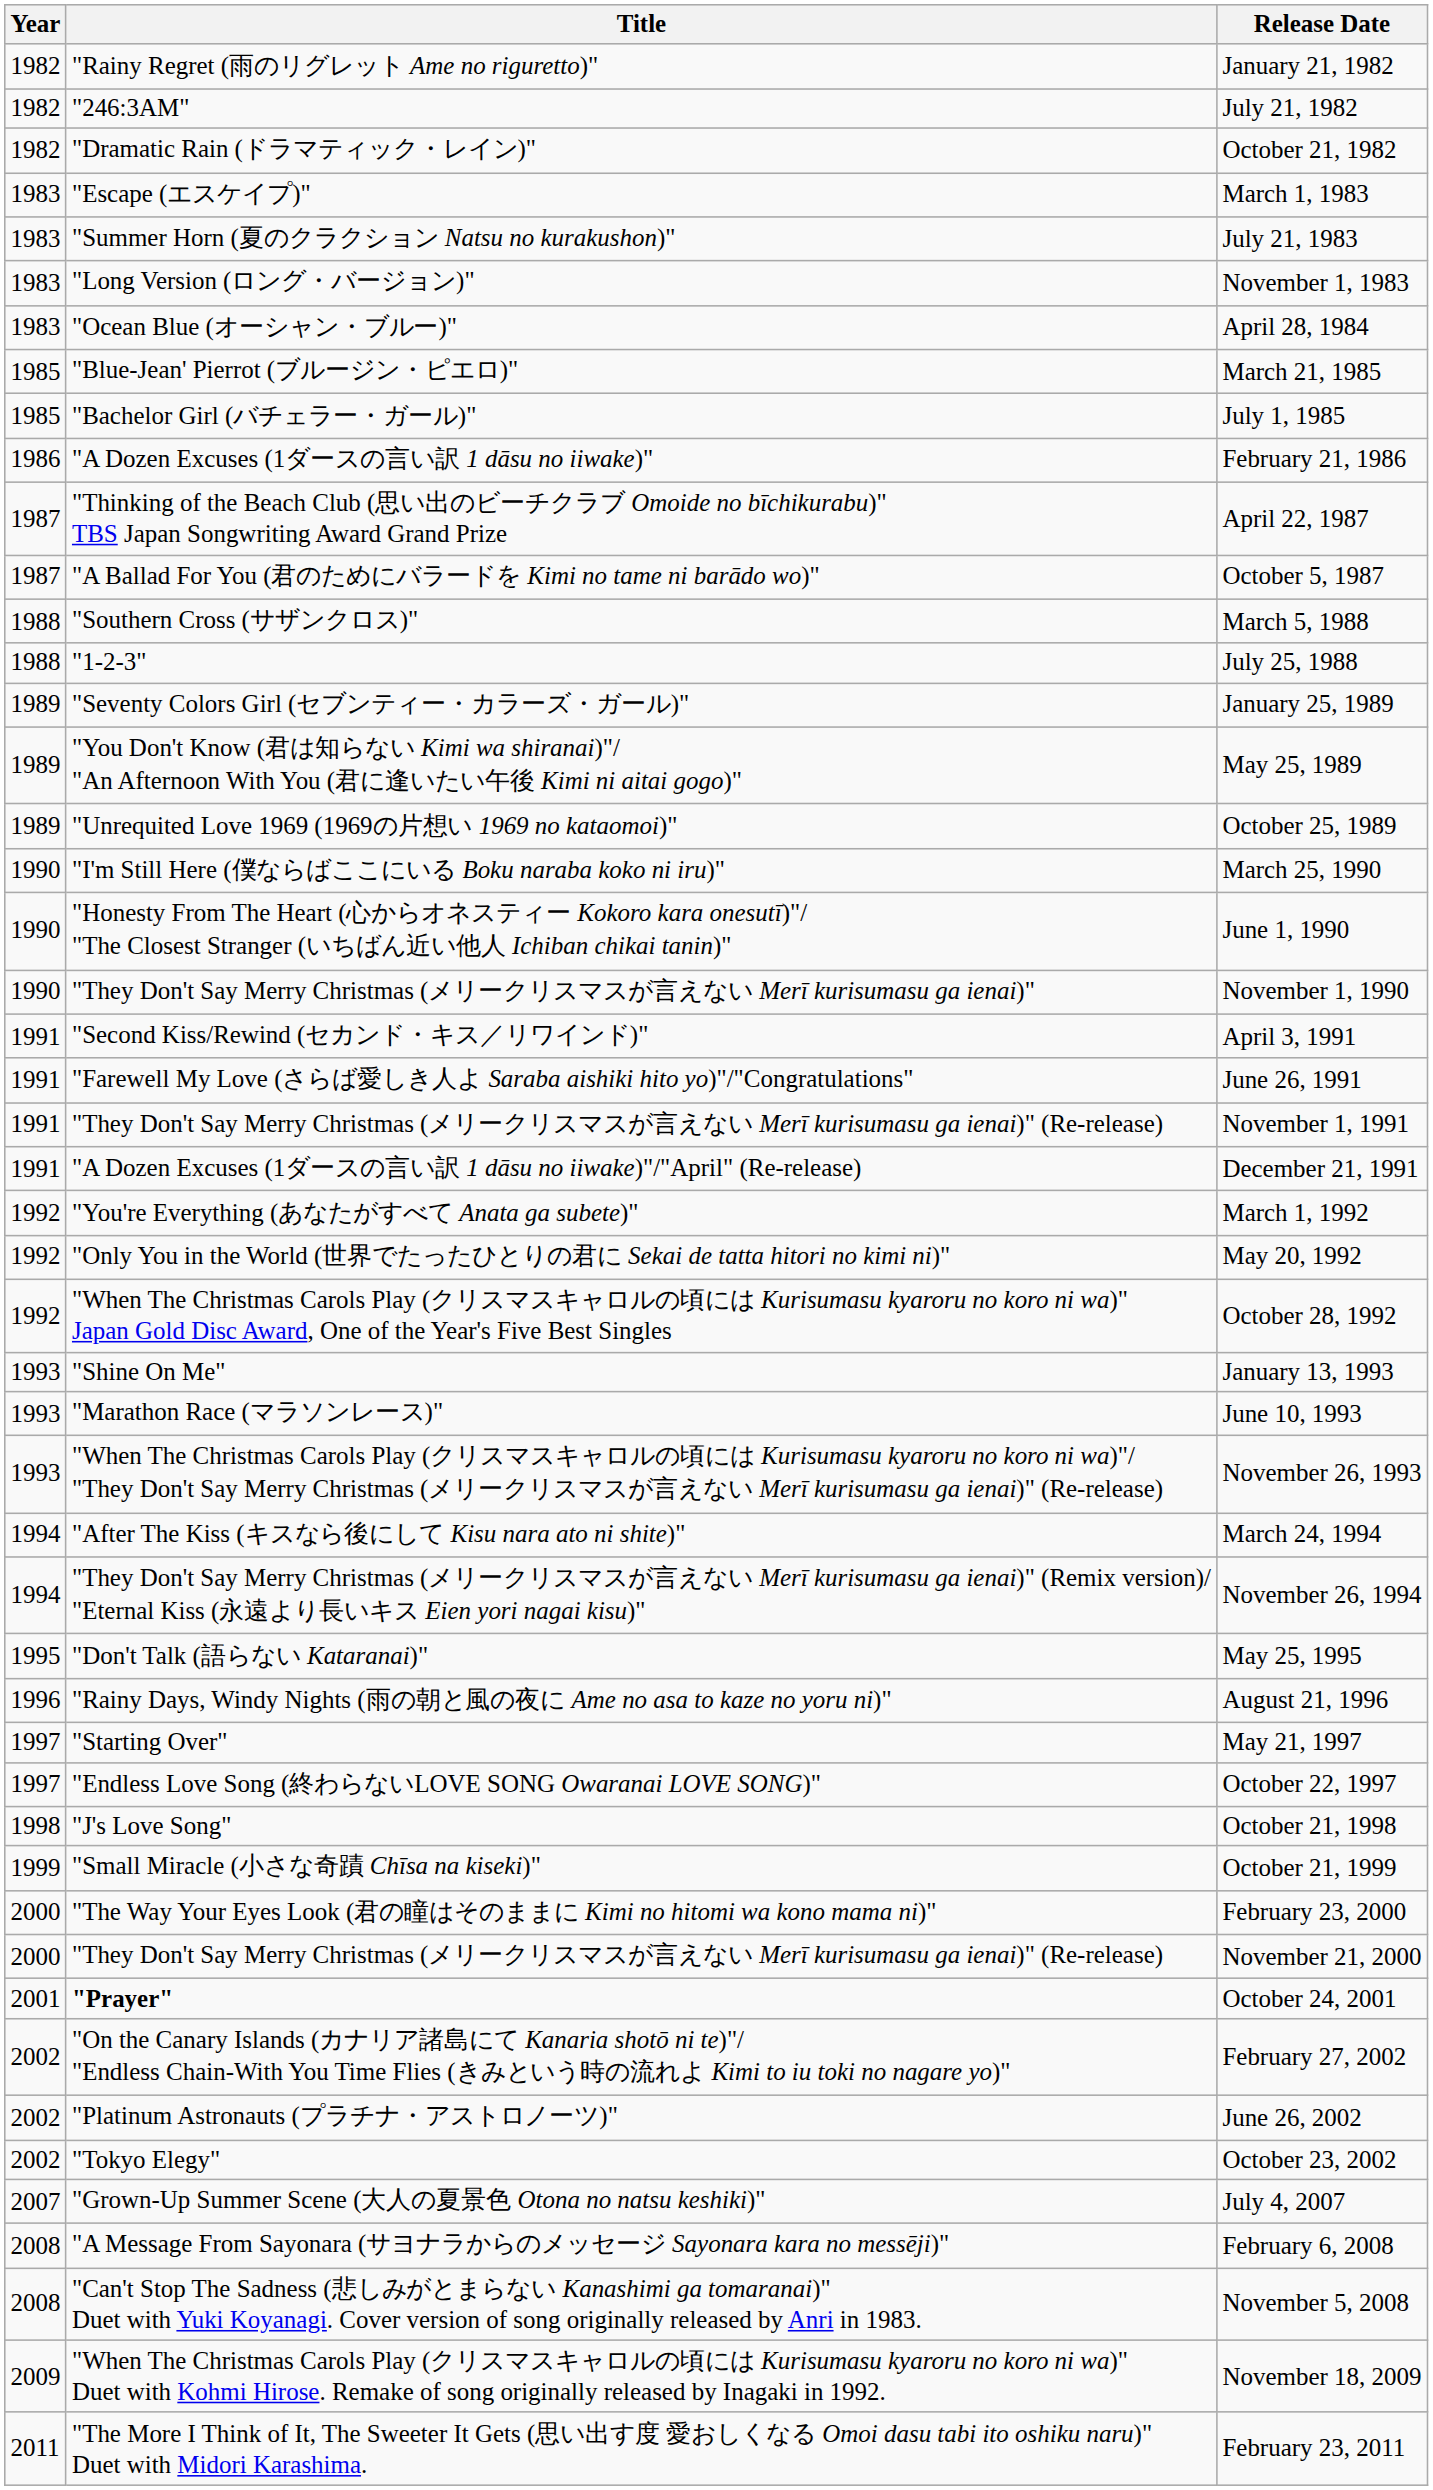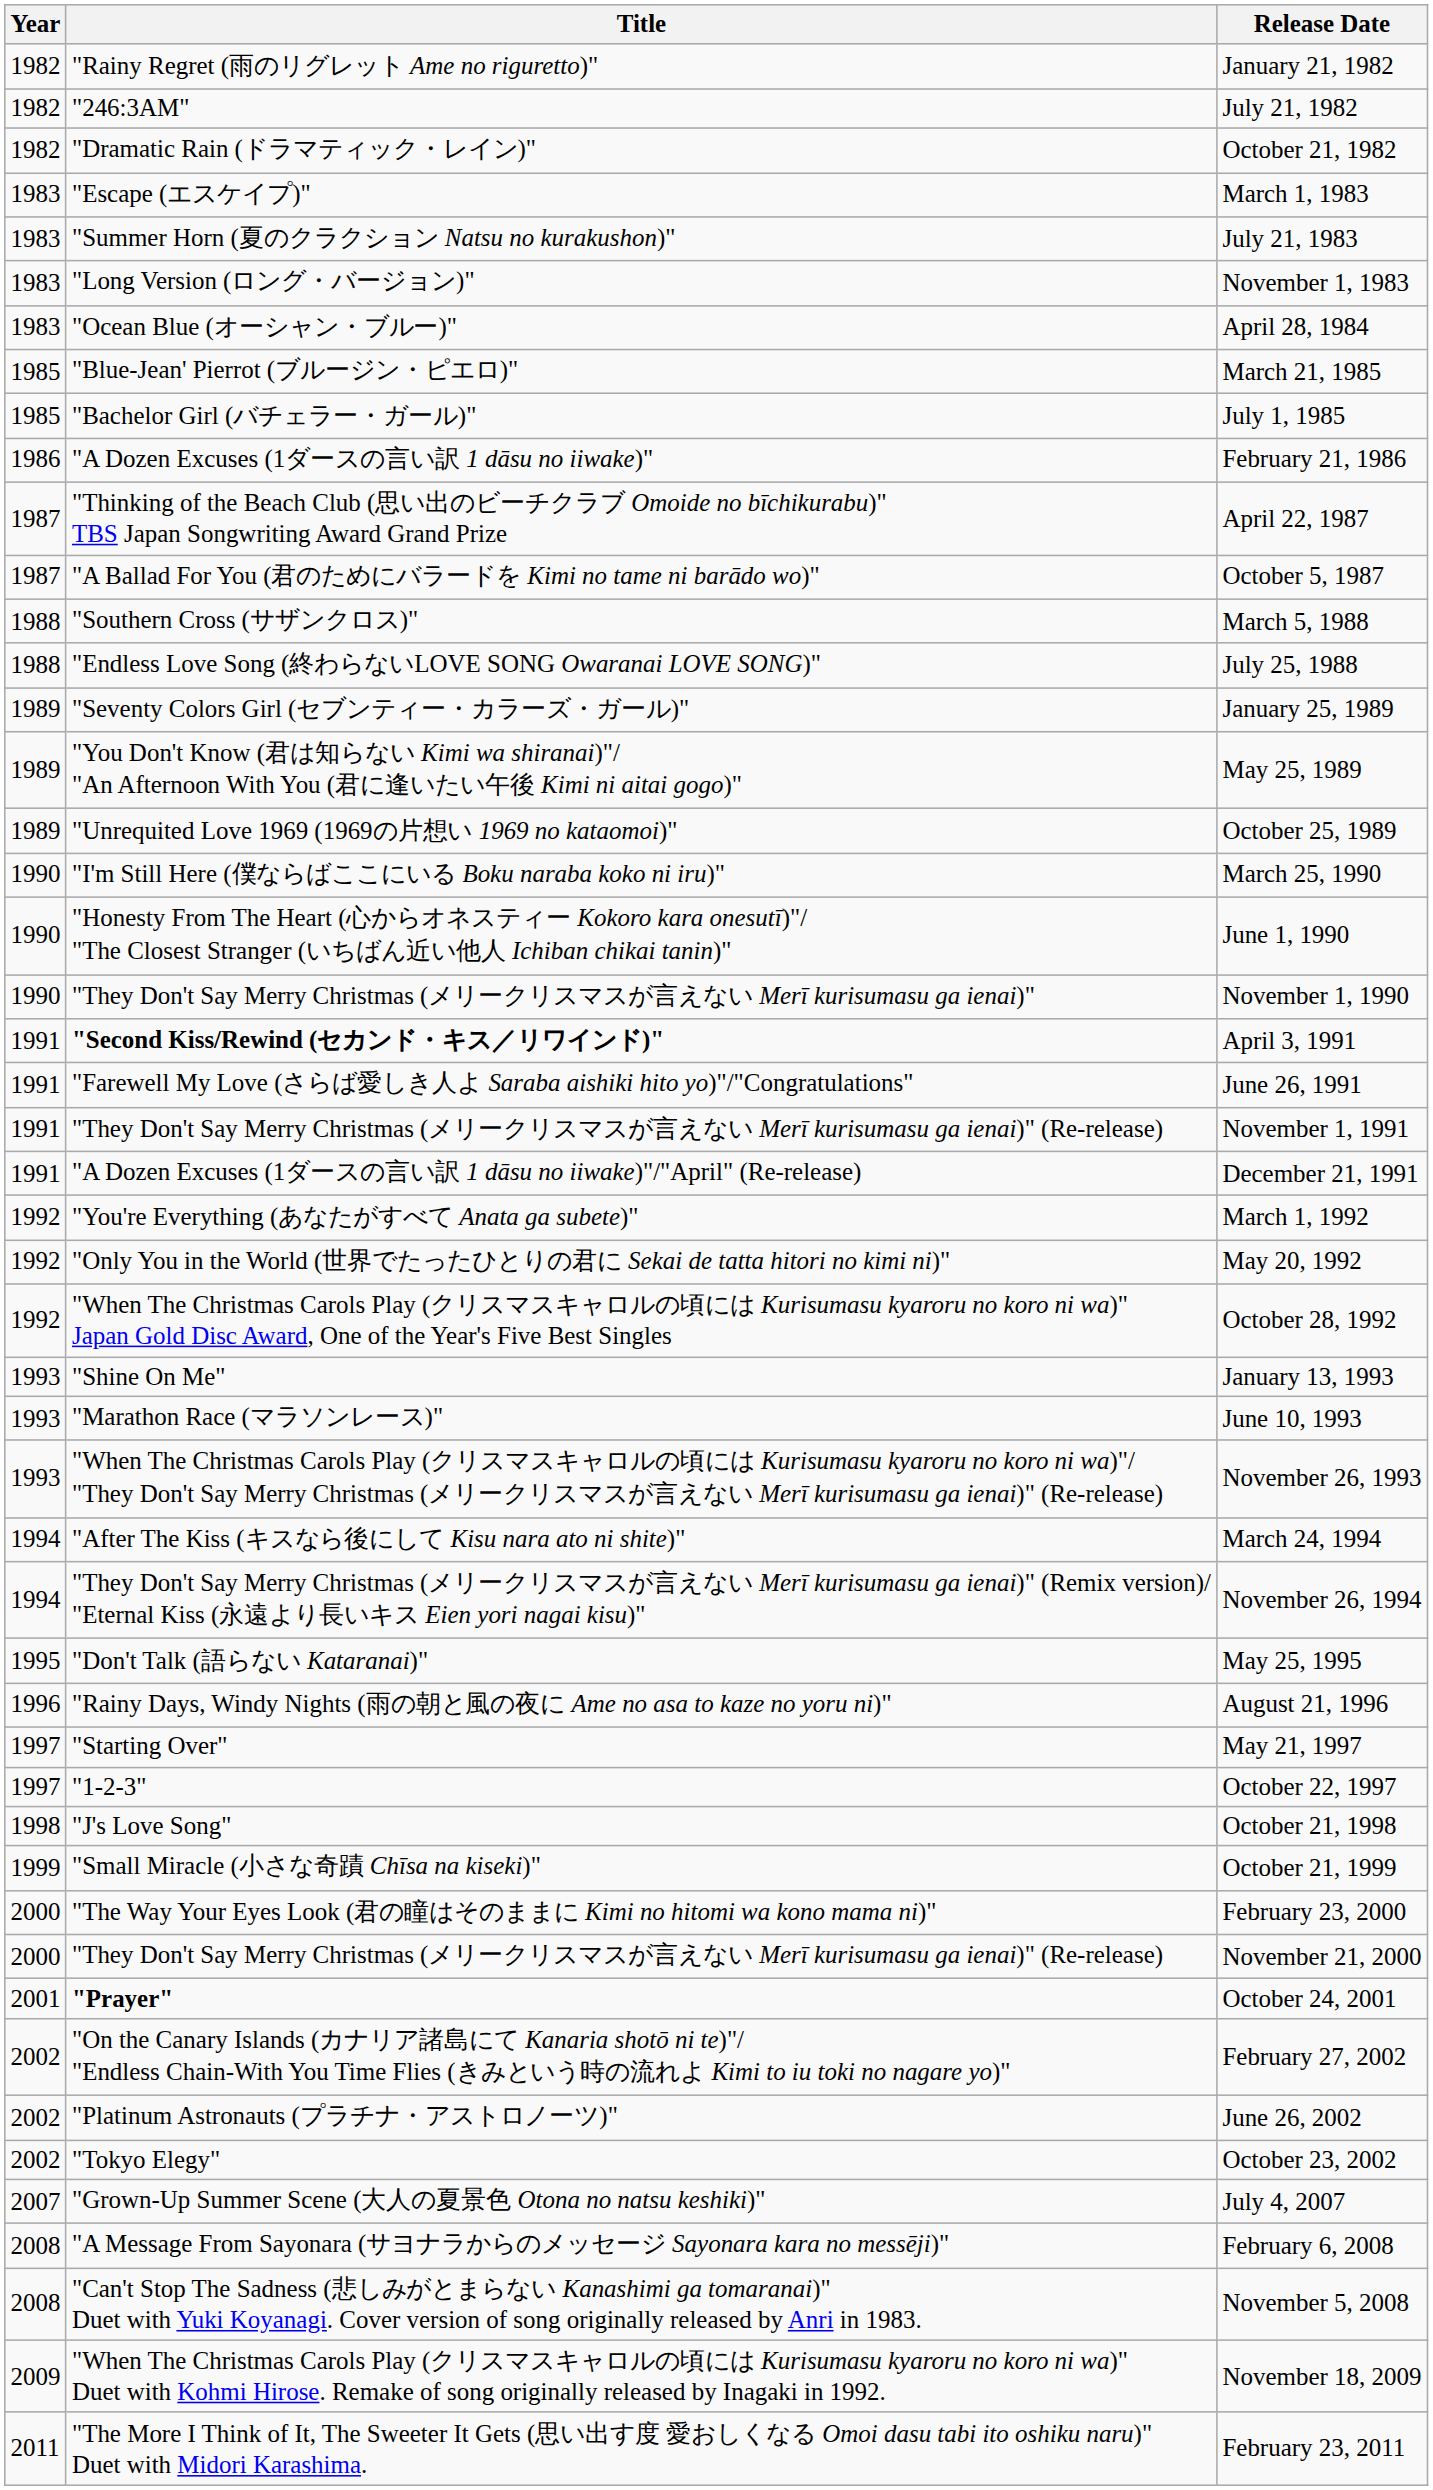(109, 662) "1-2-3" -> (446, 664) "Endless Love Song (終わらないLOVE SONG Owaranai LOVE SONG)"
(360, 1034) normal -> (368, 1039) bold
(446, 1783) "Endless Love Song (終わらないLOVE SONG Owaranai LOVE SONG)" -> (109, 1786) "1-2-3"
